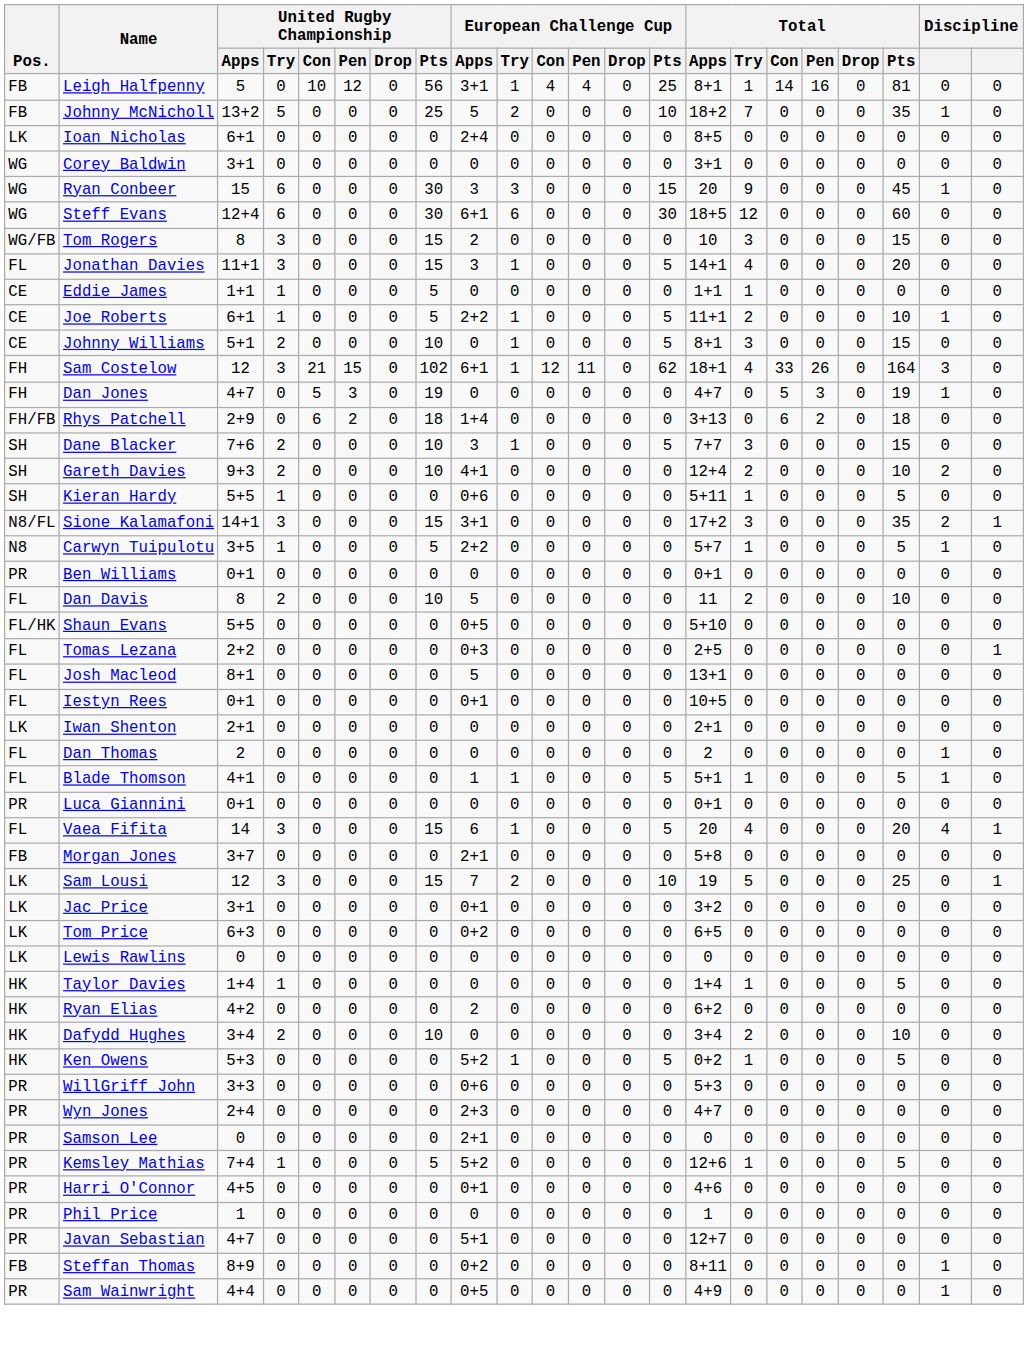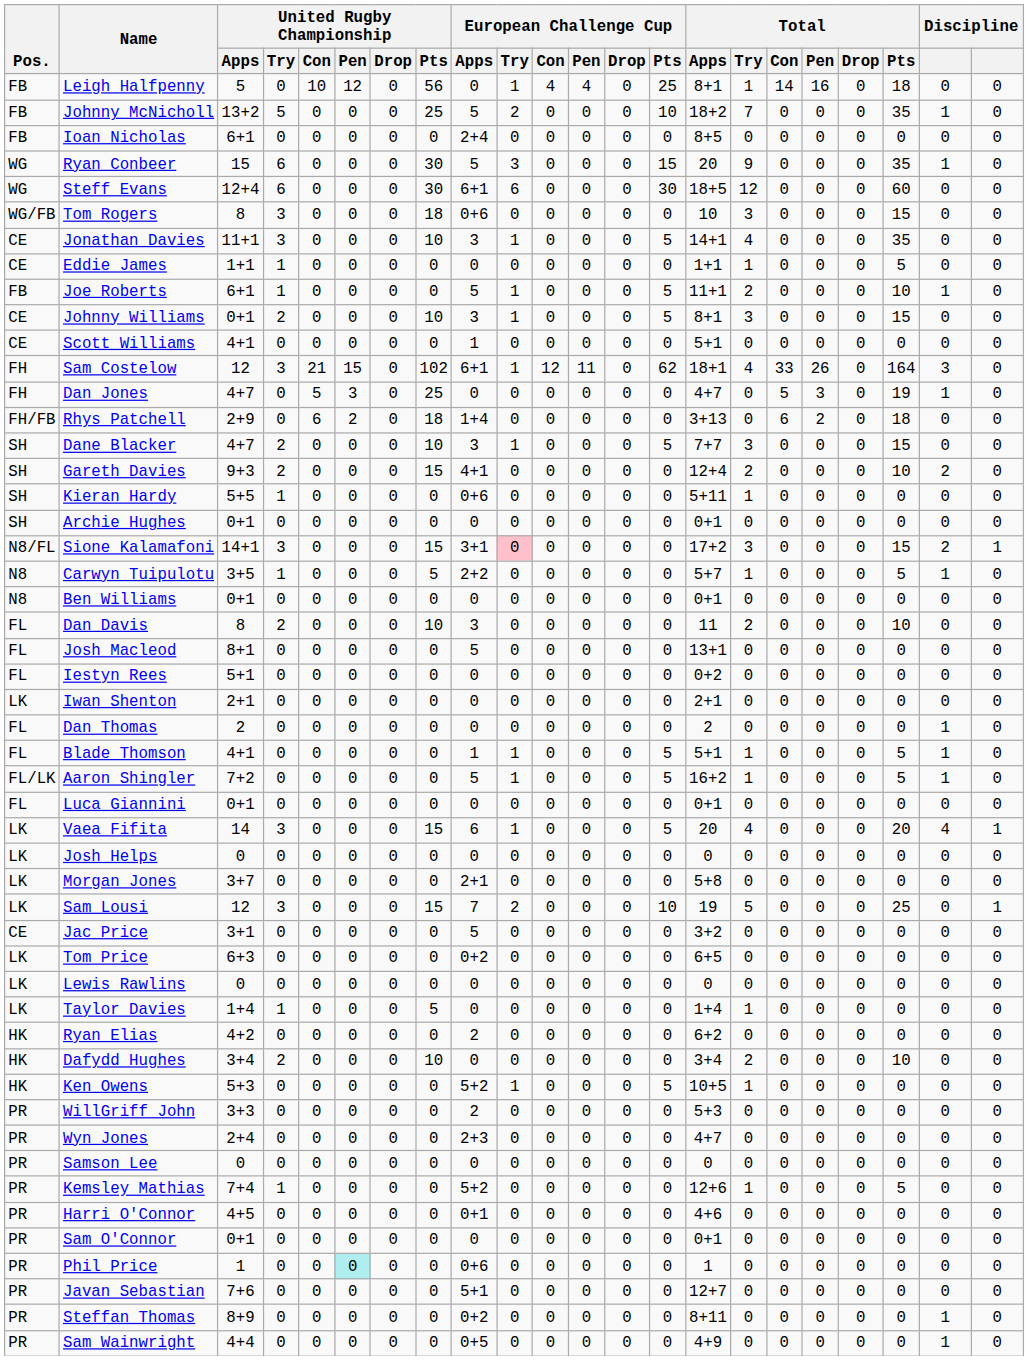(474, 87) 3+1 -> (474, 87) 0
(901, 87) 81 -> (901, 87) 18
(18, 138) LK -> (18, 138) FB
- row: (124, 164)
(474, 189) 3 -> (474, 164) 5
(901, 189) 45 -> (901, 164) 35
(434, 241) 15 -> (434, 215) 18
(474, 241) 2 -> (474, 215) 0+6
(18, 266) FL -> (18, 241) CE
(434, 266) 15 -> (434, 241) 10
(901, 266) 20 -> (901, 241) 35
(434, 292) 5 -> (434, 266) 0
(901, 292) 0 -> (901, 266) 5
(18, 318) CE -> (18, 292) FB
(434, 318) 5 -> (434, 292) 0
(474, 318) 2+2 -> (474, 292) 5
(240, 343) 5+1 -> (240, 318) 0+1
(474, 343) 0 -> (474, 318) 3
+ row: (129, 343)
(434, 394) 19 -> (434, 394) 25
(240, 446) 7+6 -> (240, 446) 4+7
(434, 471) 10 -> (434, 471) 15
(901, 497) 5 -> (901, 497) 0
+ row: (124, 523)
(515, 523) no background -> (515, 548) pink background
(901, 523) 35 -> (901, 548) 15
(18, 574) PR -> (18, 600) N8
(474, 600) 5 -> (474, 625) 3
- row: (115, 625)
- row: (120, 651)
(240, 702) 0+1 -> (240, 676) 5+1
(474, 702) 0+1 -> (474, 676) 0
(708, 702) 10+5 -> (708, 676) 0+2
+ row: (129, 779)
(18, 805) PR -> (18, 805) FL
(18, 830) FL -> (18, 830) LK
+ row: (110, 856)
(18, 856) FB -> (18, 882) LK
(18, 907) LK -> (18, 933) CE
(474, 907) 0+1 -> (474, 933) 5
(18, 984) HK -> (18, 1010) LK
(434, 984) 0 -> (434, 1010) 5
(901, 984) 5 -> (901, 1010) 0
(708, 1061) 0+2 -> (708, 1087) 10+5
(901, 1061) 5 -> (901, 1087) 0
(474, 1087) 0+6 -> (474, 1112) 2
(474, 1138) 2+1 -> (474, 1164) 0
(434, 1164) 5 -> (434, 1189) 0
+ row: (120, 1241)
(353, 1215) no background -> (353, 1266) paleturquoise background
(474, 1215) 0 -> (474, 1266) 0+6
(240, 1241) 4+7 -> (240, 1292) 7+6
(18, 1266) FB -> (18, 1317) PR
